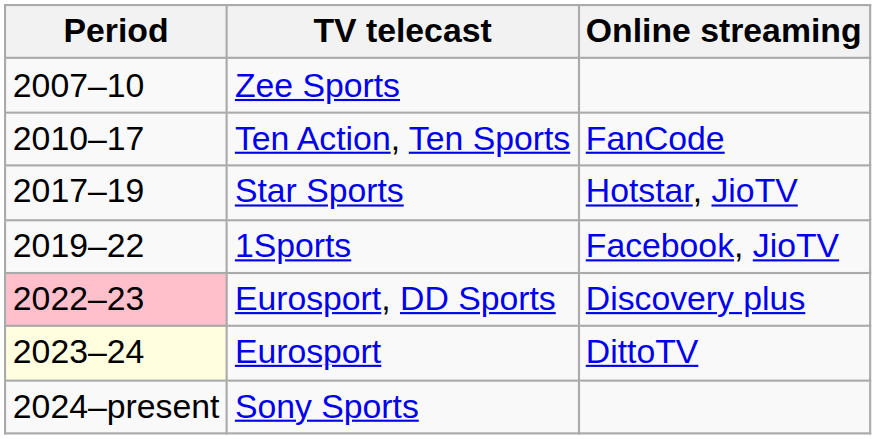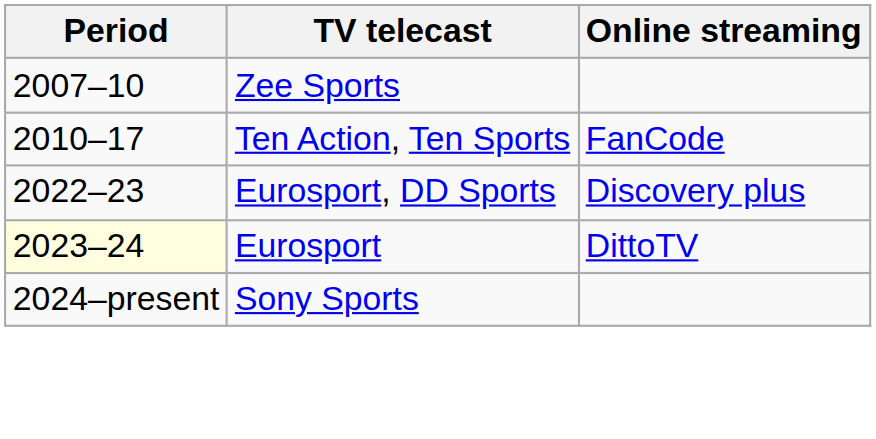- row: (319, 191)
- row: (293, 245)
(79, 298) pink background -> (79, 191) no background
